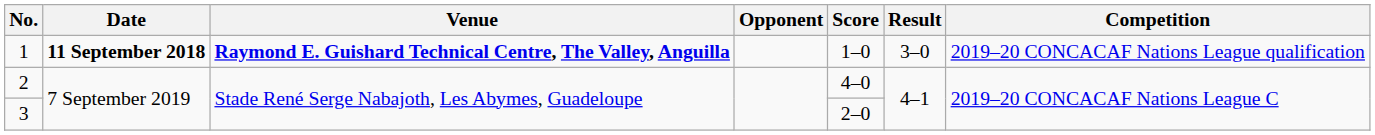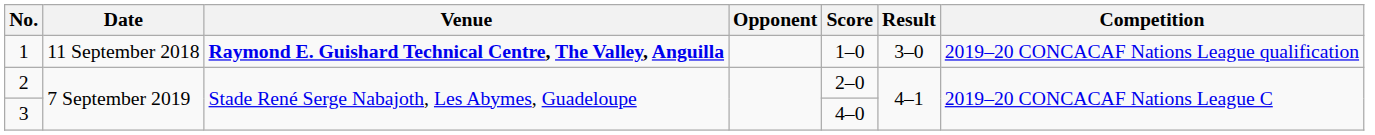(126, 51) bold -> (123, 51) normal
(856, 82) 4–0 -> (850, 82) 2–0
(856, 113) 2–0 -> (850, 113) 4–0
